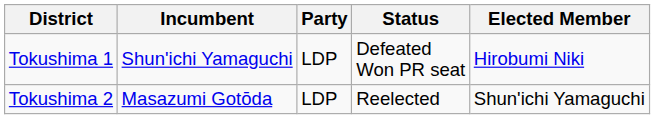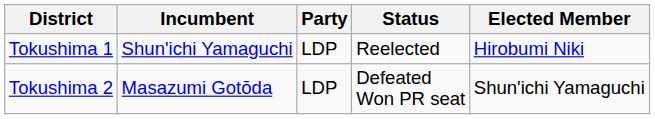(411, 59) Defeated Won PR seat -> (398, 48) Reelected
(398, 98) Reelected -> (411, 88) Defeated Won PR seat
